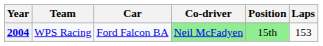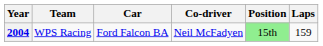(208, 32) lightgreen background -> (208, 32) no background
(303, 32) 153 -> (303, 32) 159
